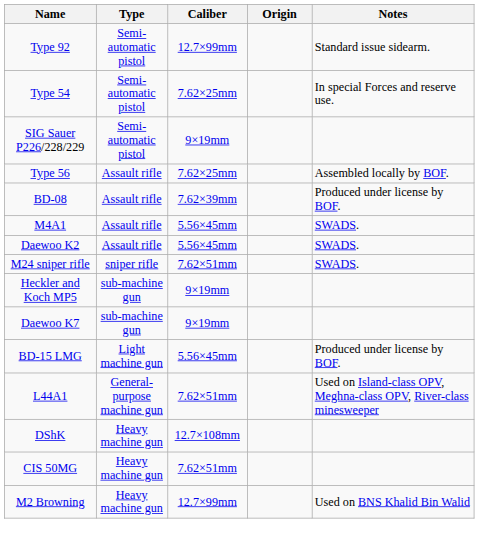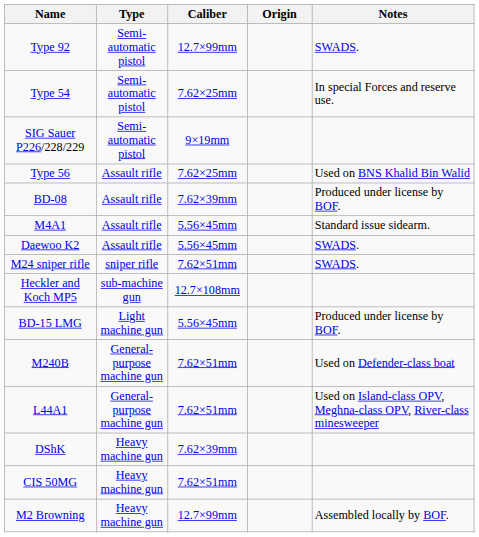(372, 47) Standard issue sidearm. -> (337, 47) SWADS.
(382, 173) Assembled locally by BOF. -> (392, 173) Used on BNS Khalid Bin Walid
(337, 225) SWADS. -> (372, 225) Standard issue sidearm.
(207, 290) 9×19mm -> (207, 290) 12.7×108mm
- row: (50, 323)
+ row: (50, 363)
(207, 435) 12.7×108mm -> (207, 449) 7.62×39mm
(392, 501) Used on BNS Khalid Bin Walid -> (382, 515) Assembled locally by BOF.
